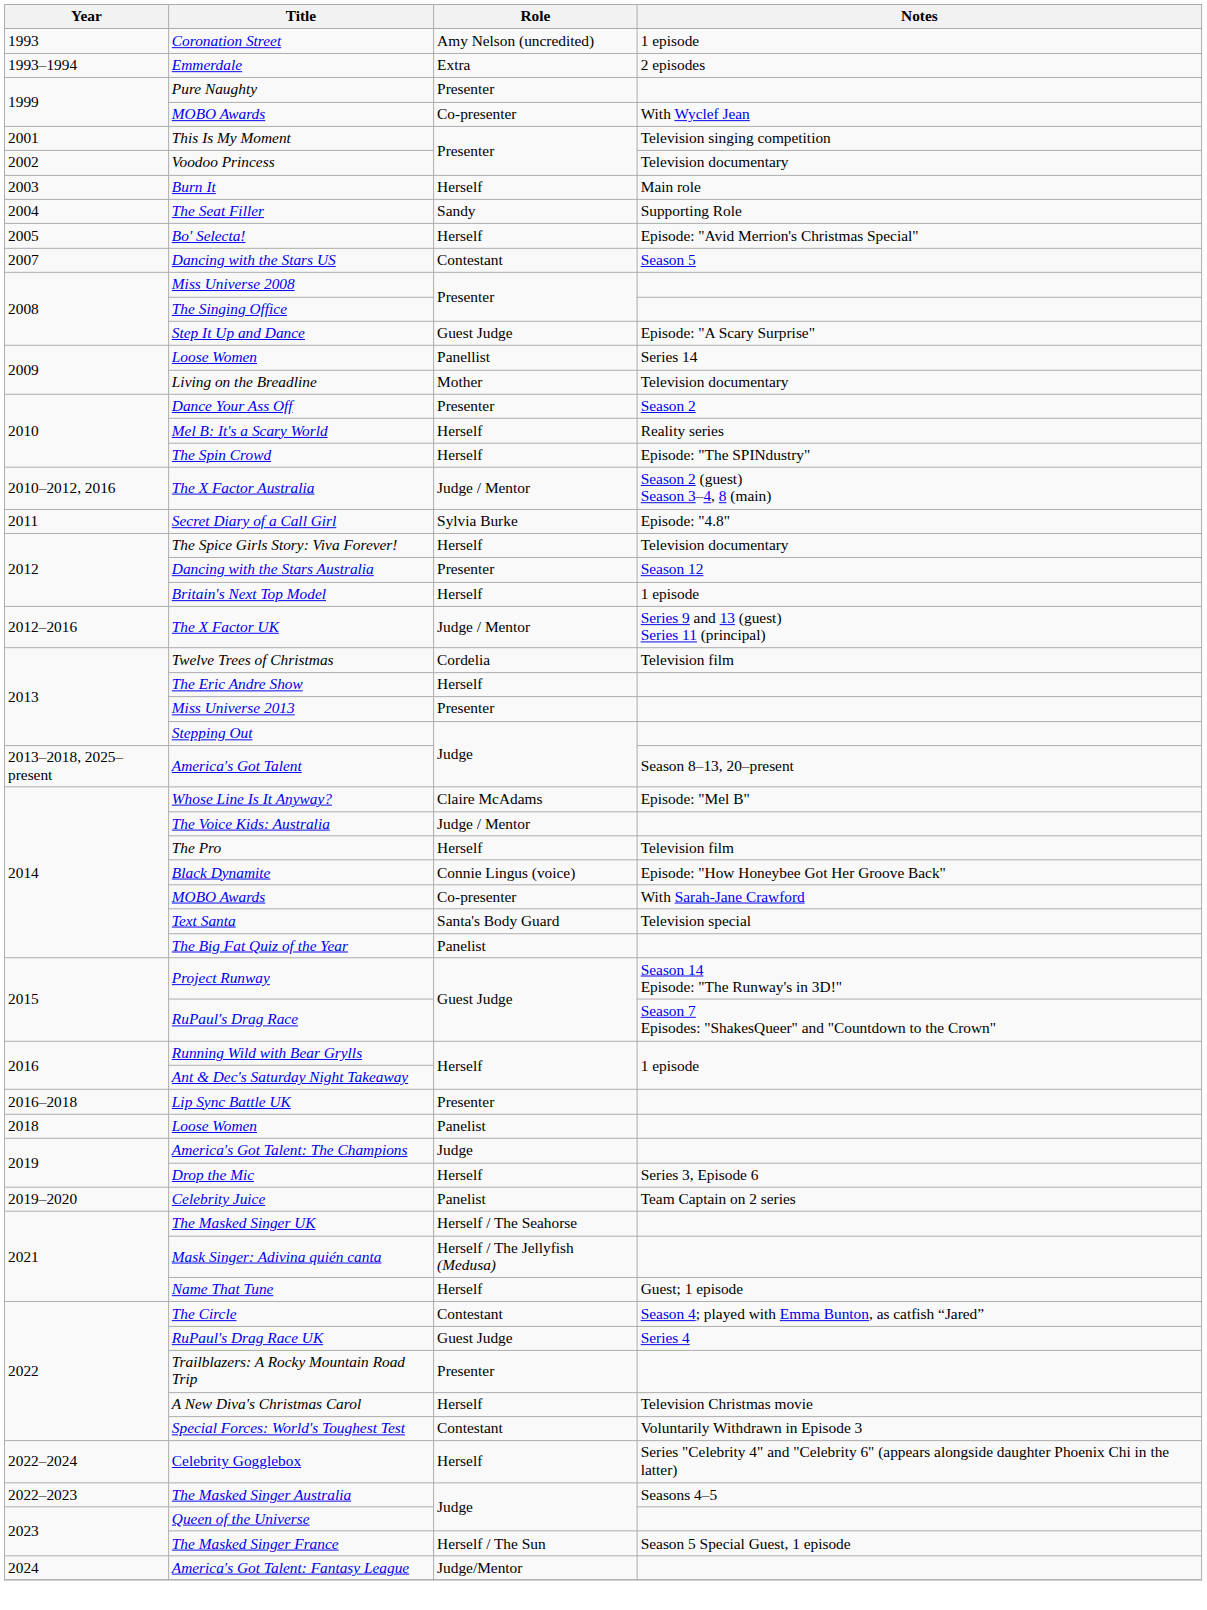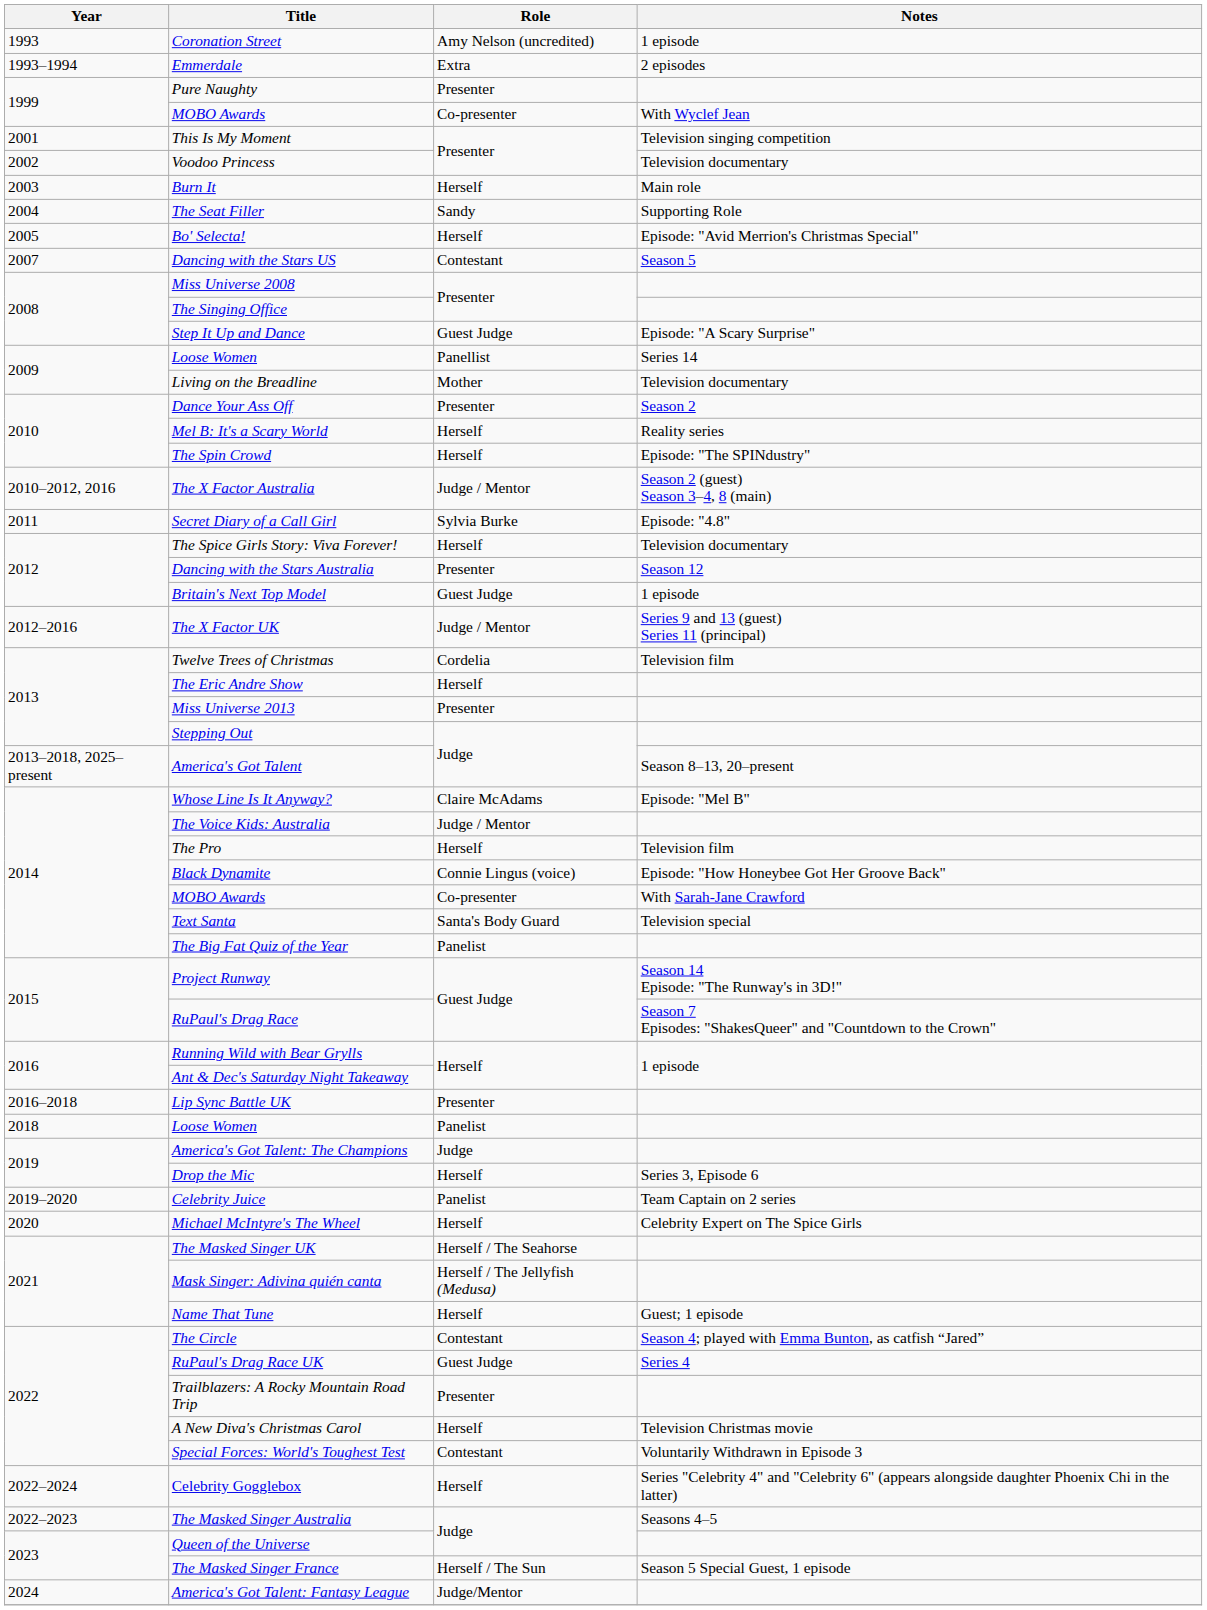(460, 594) Herself -> (475, 594) Guest Judge
+ row: (266, 1223)
